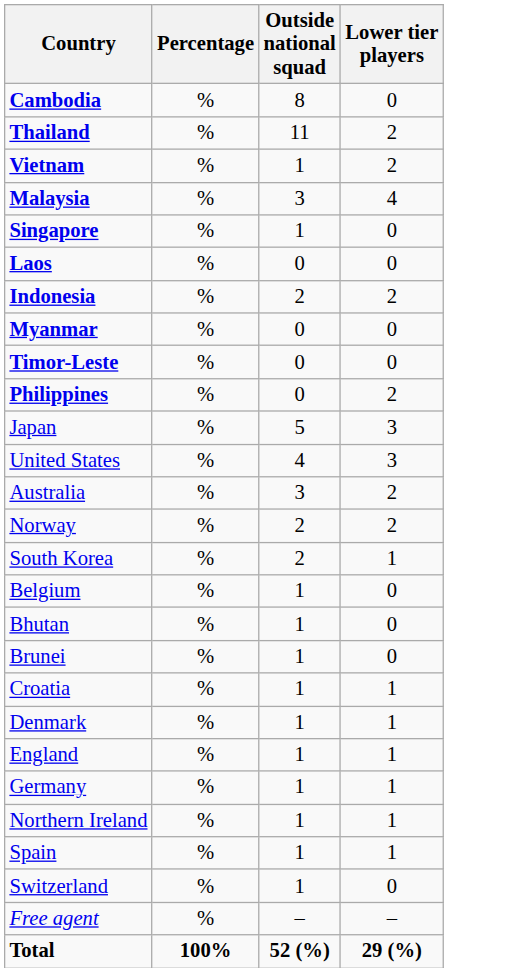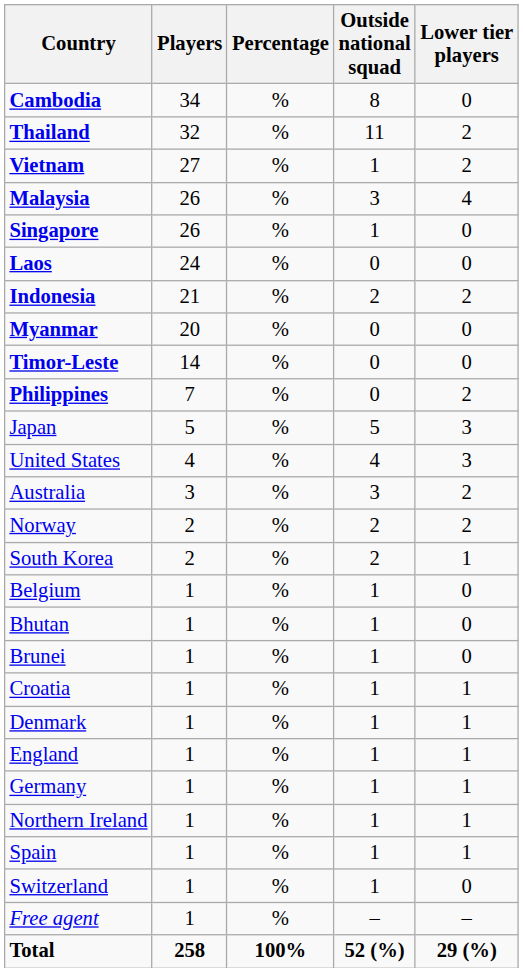+ column: (190, 44)
